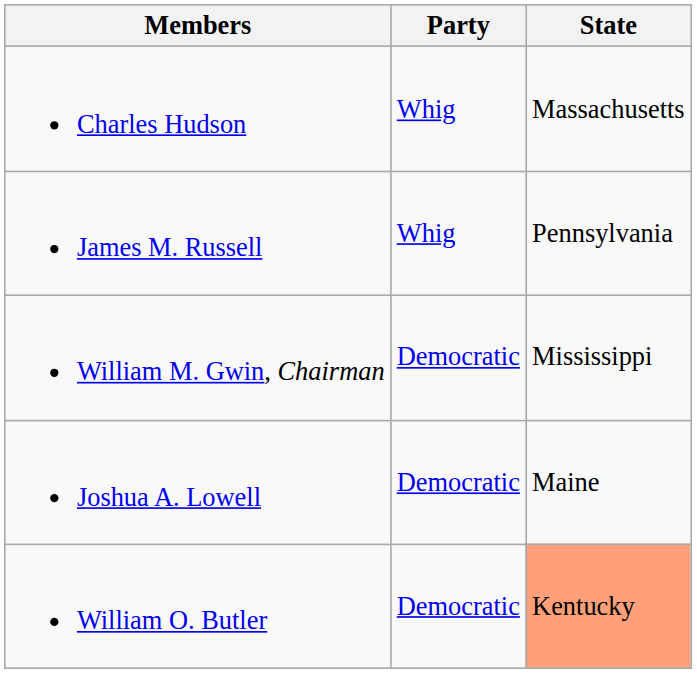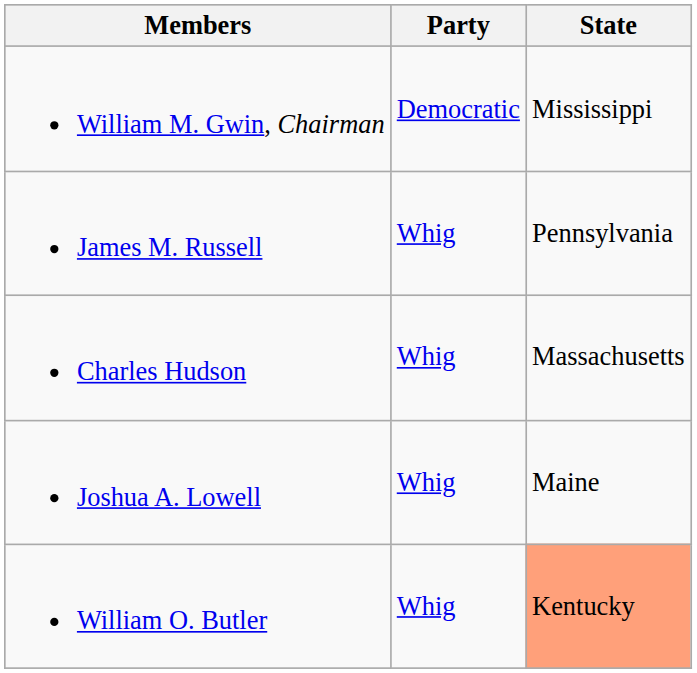rows swapped: (198, 372) <-> (198, 124)
(458, 481) Democratic -> (426, 481) Whig
(458, 606) Democratic -> (426, 606) Whig
